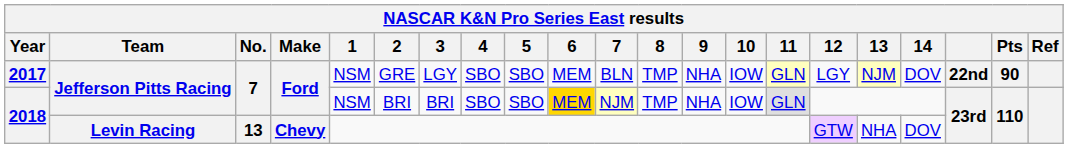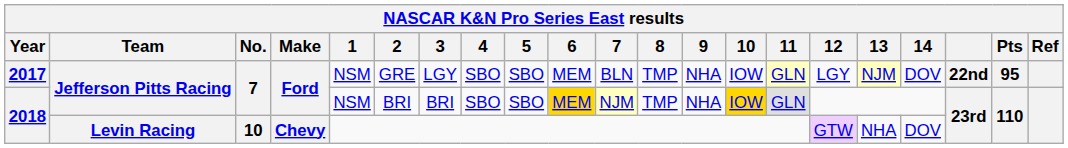(1010, 74) 90 -> (1010, 74) 95
(746, 102) no background -> (746, 102) gold background
(253, 129) 13 -> (253, 129) 10
